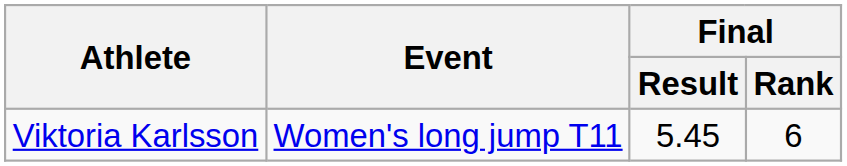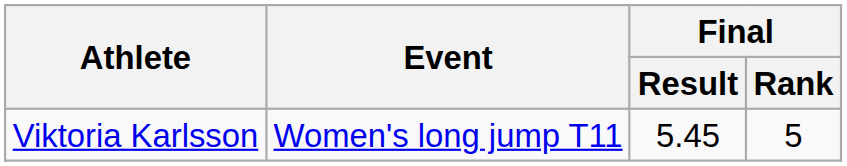(793, 135) 6 -> (793, 135) 5
